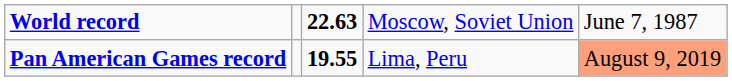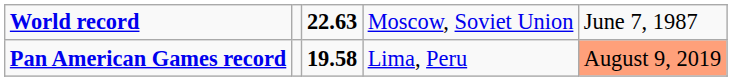(332, 57) 19.55 -> (332, 57) 19.58
